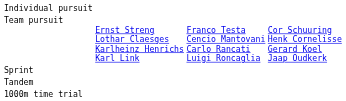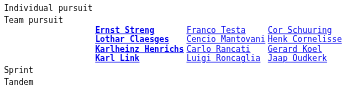(140, 44) normal -> (140, 44) bold
- row: (43, 94)
